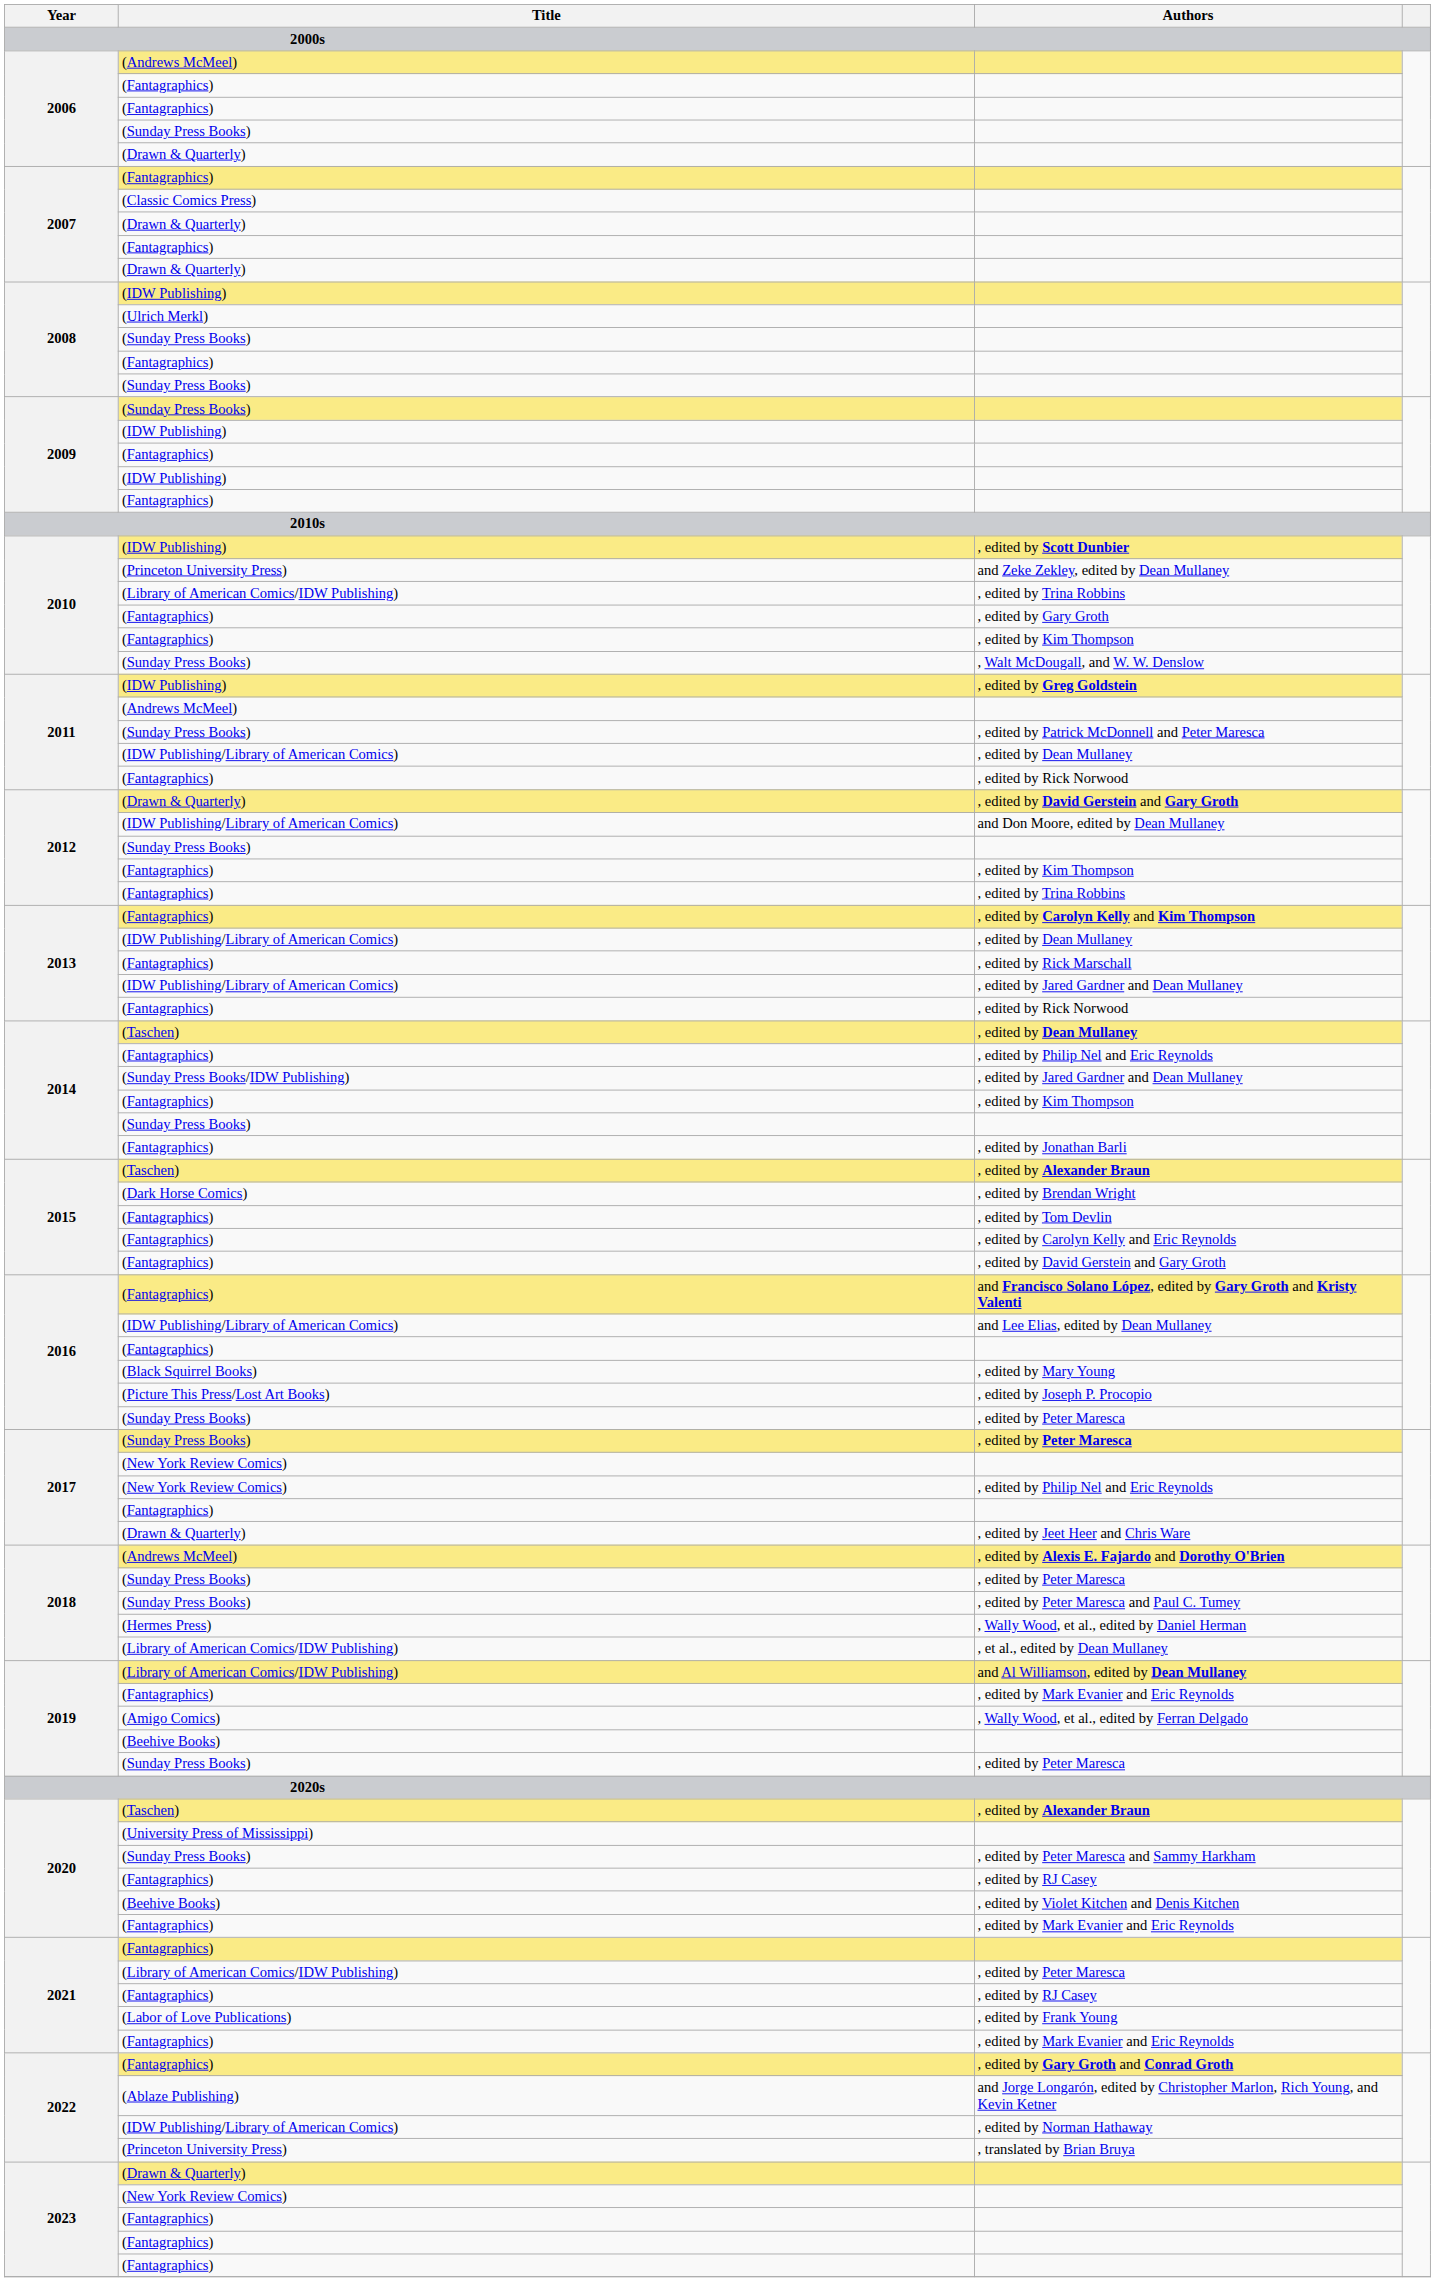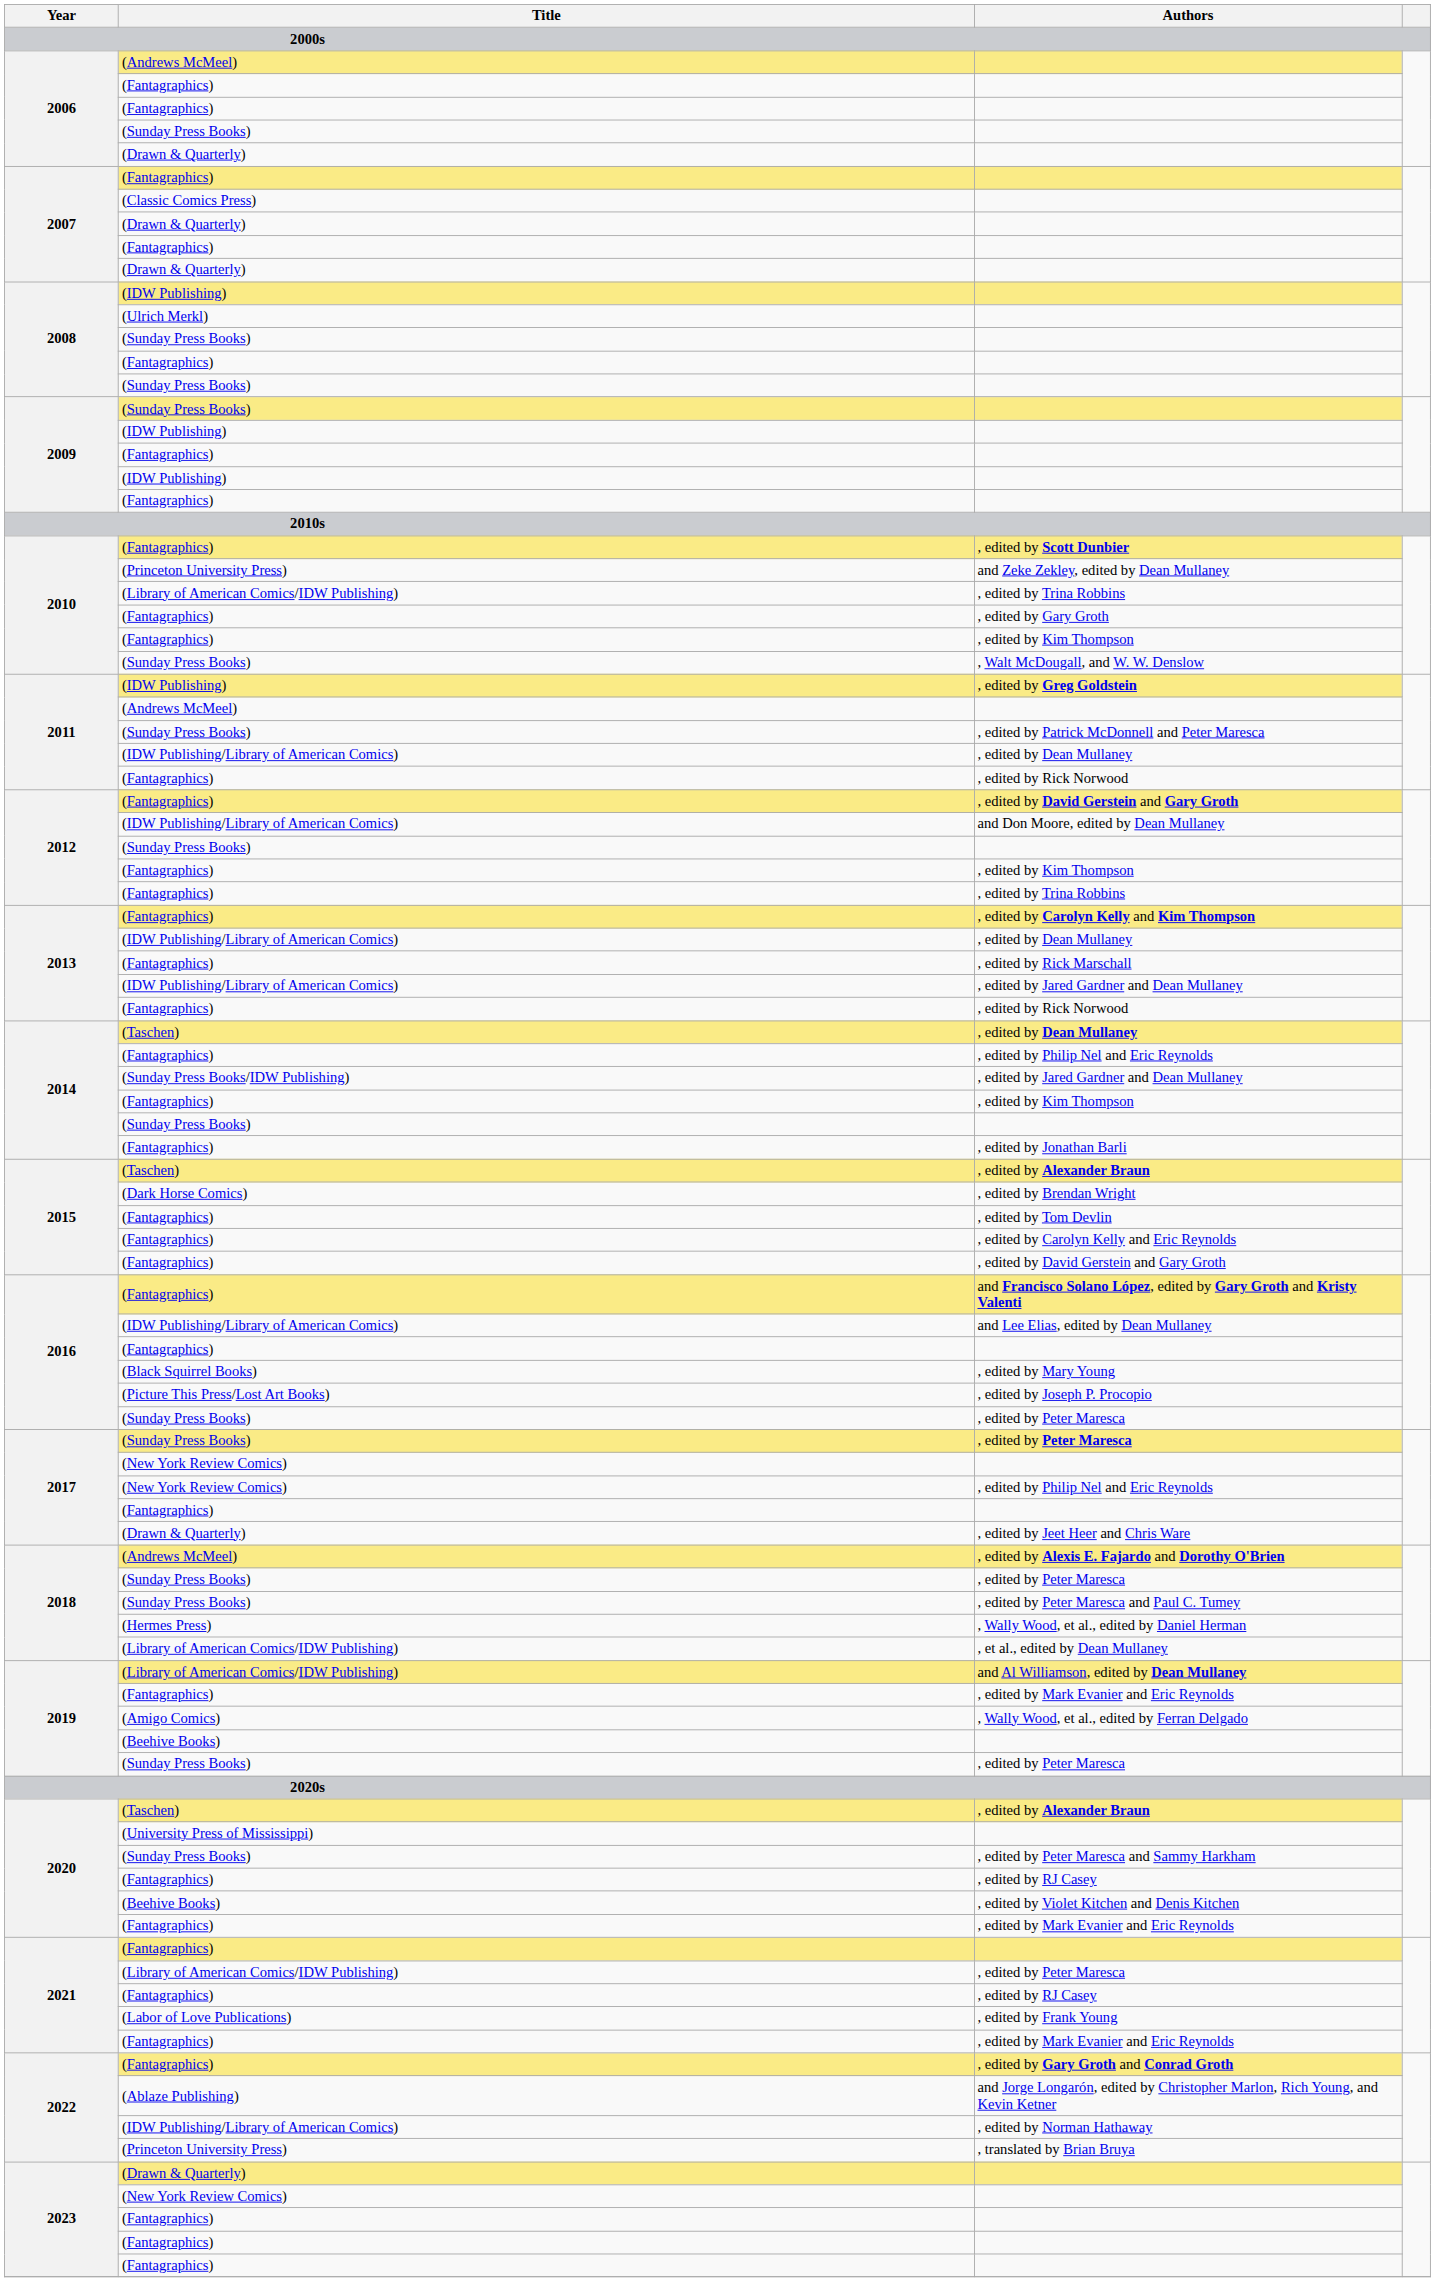(174, 547) (IDW Publishing) -> (168, 547) (Fantagraphics)
(184, 801) (Drawn & Quarterly) -> (168, 801) (Fantagraphics)
